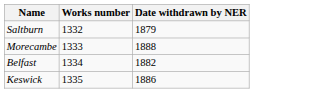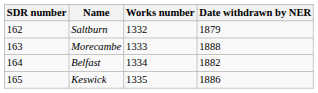+ column: (37, 12)
